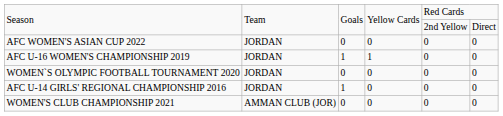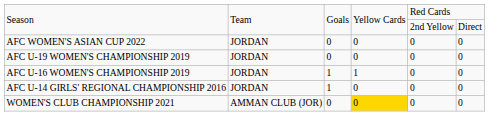+ row: (98, 57)
- row: (123, 73)
(370, 103) no background -> (356, 103) gold background
